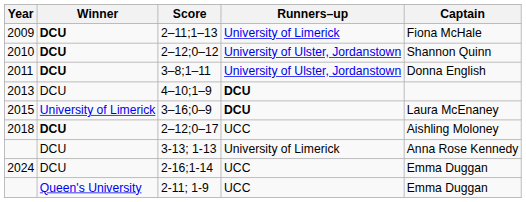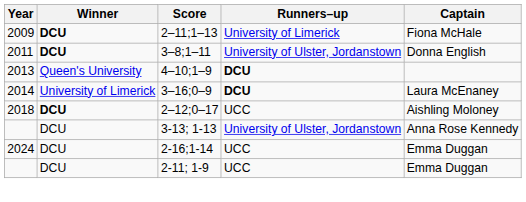- row: (190, 52)
(53, 91) DCU -> (91, 71) Queen's University
(21, 110) 2015 -> (21, 91) 2014
(282, 149) University of Limerick -> (313, 129) University of Ulster, Jordanstown
(91, 187) Queen's University -> (53, 168) DCU
